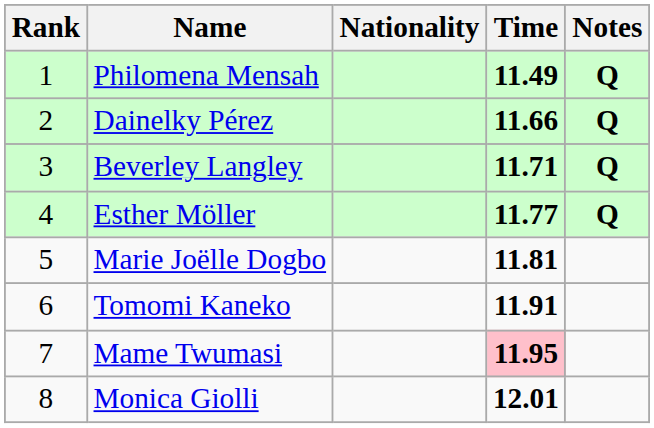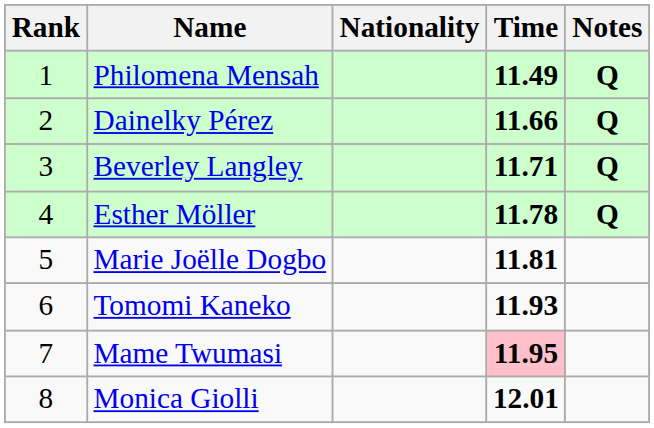(526, 213) 11.77 -> (526, 213) 11.78
(526, 306) 11.91 -> (526, 306) 11.93
